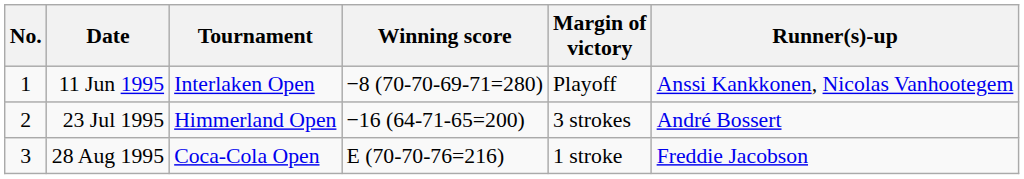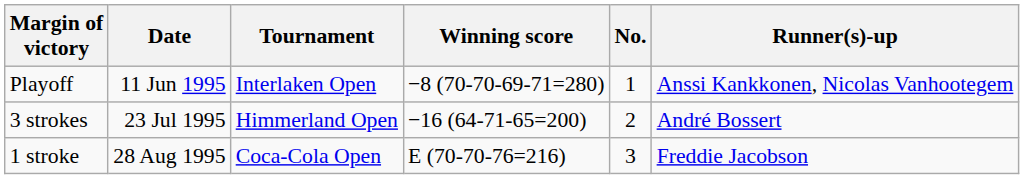columns swapped: (26, 35) <-> (600, 35)
